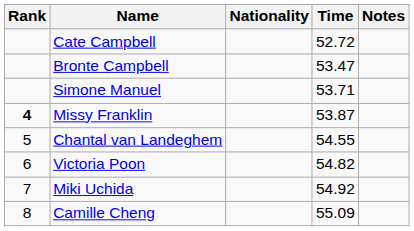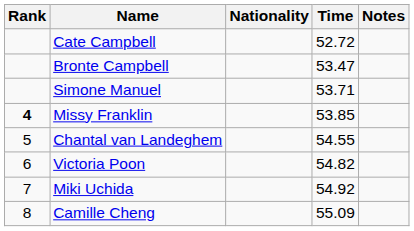(335, 115) 53.87 -> (335, 115) 53.85
